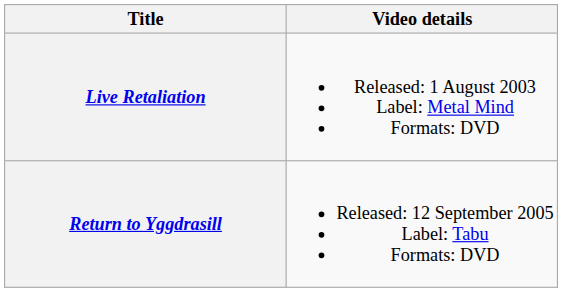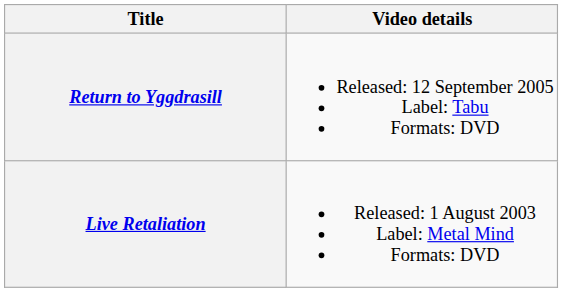rows swapped: (146, 96) <-> (146, 223)
